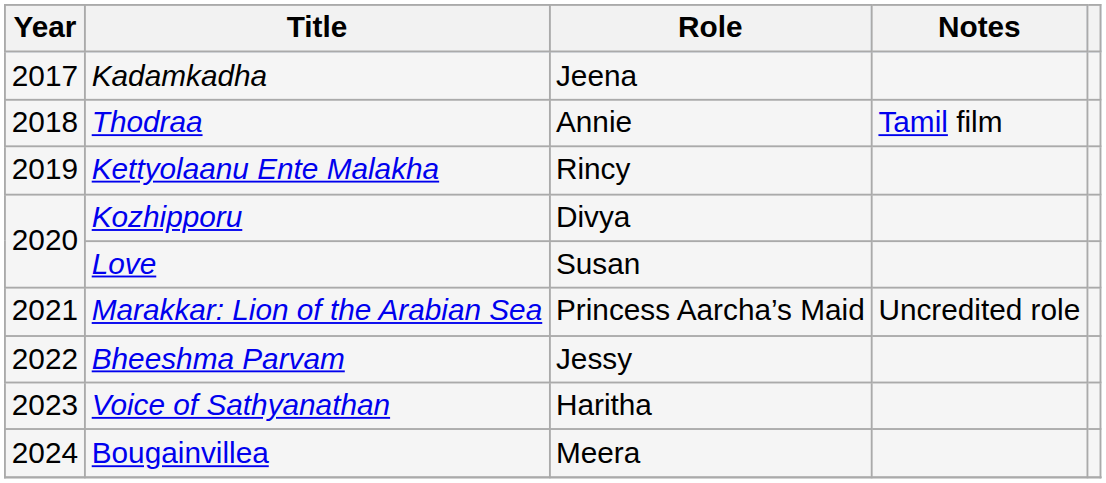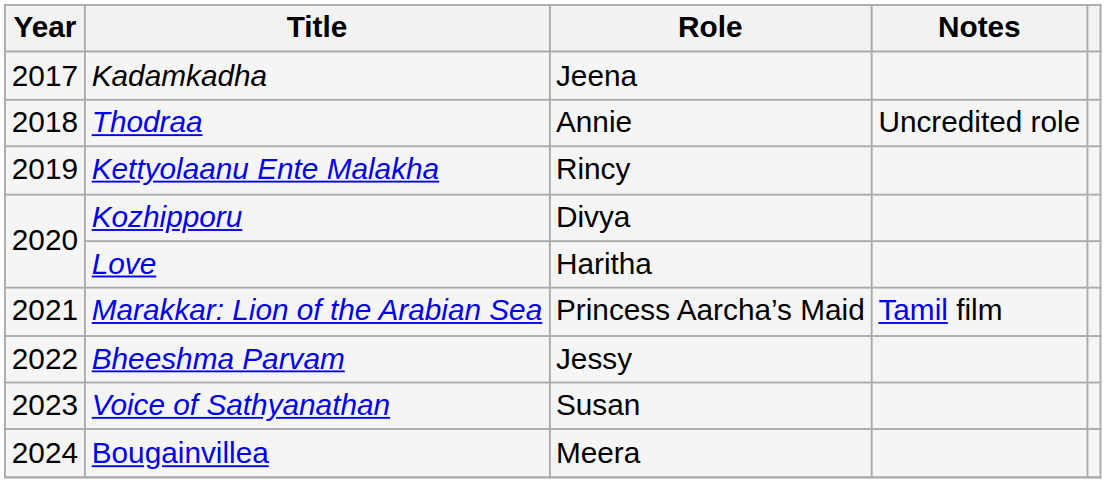(940, 122) Tamil film -> (979, 122) Uncredited role
(598, 264) Susan -> (604, 264) Haritha
(979, 311) Uncredited role -> (940, 311) Tamil film
(604, 405) Haritha -> (598, 405) Susan
